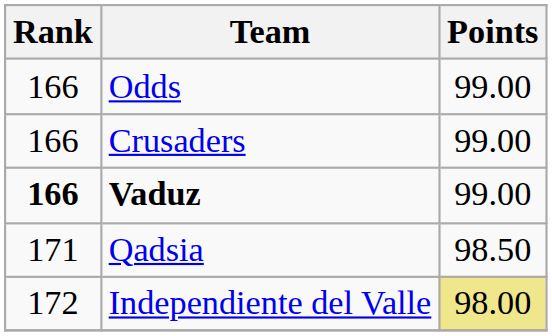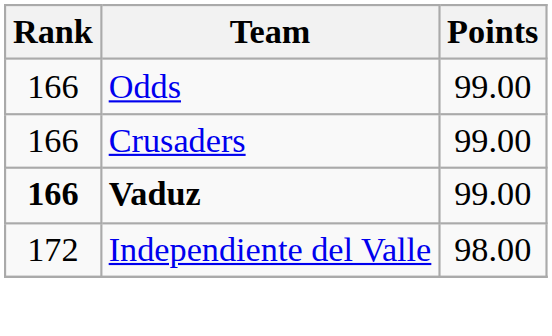- row: (156, 248)
(493, 303) khaki background -> (493, 248) no background
